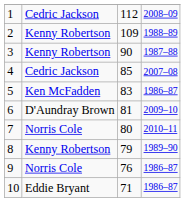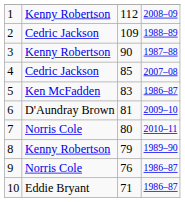(62, 14) Cedric Jackson -> (68, 14) Kenny Robertson
(68, 33) Kenny Robertson -> (62, 33) Cedric Jackson
